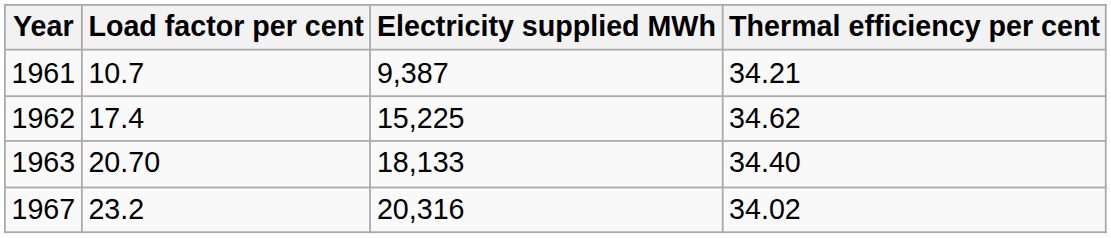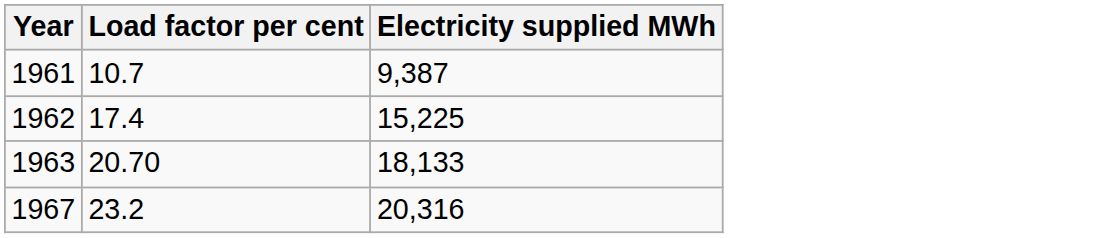- column: (915, 27)
